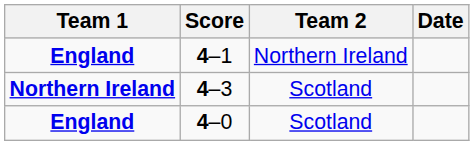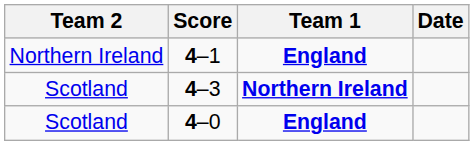columns swapped: (92, 21) <-> (331, 21)
